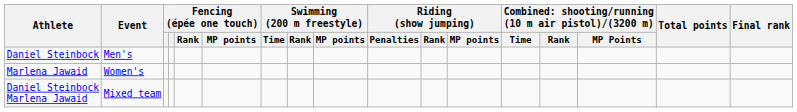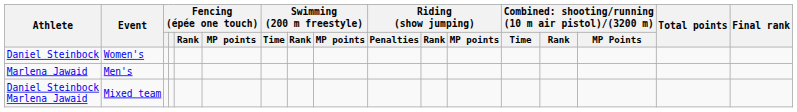(118, 55) Men's -> (124, 55) Women's
(124, 71) Women's -> (118, 71) Men's
